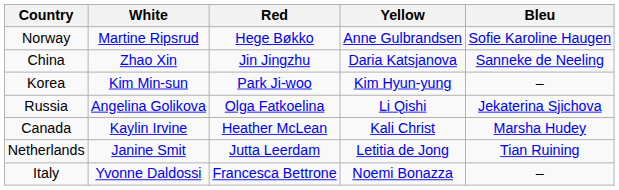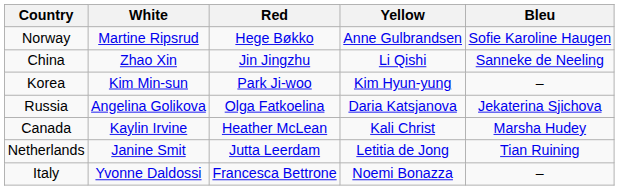(403, 60) Daria Katsjanova -> (403, 60) Li Qishi
(403, 106) Li Qishi -> (403, 106) Daria Katsjanova
